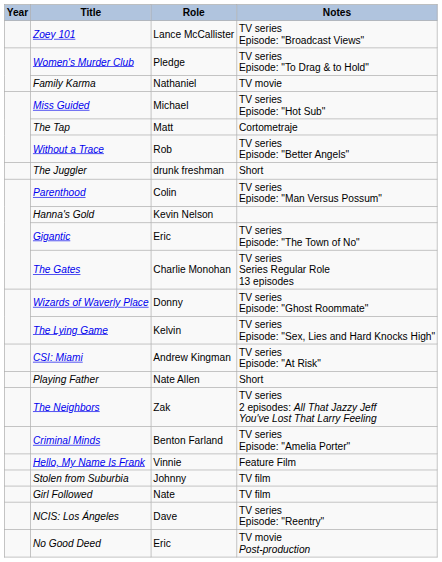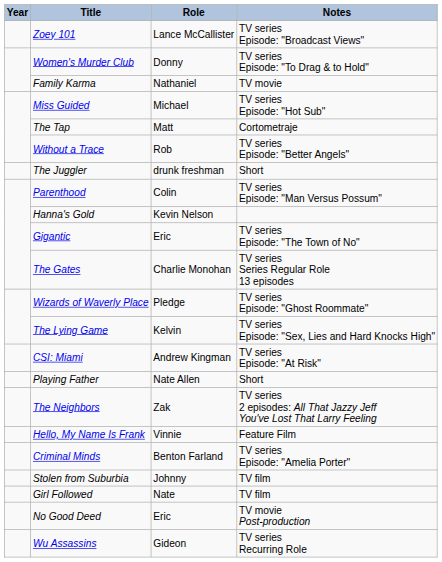(169, 62) Pledge -> (168, 62) Donny
(168, 303) Donny -> (169, 303) Pledge
rows swapped: (67, 440) <-> (89, 462)
- row: (76, 516)
+ row: (65, 544)
